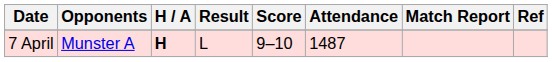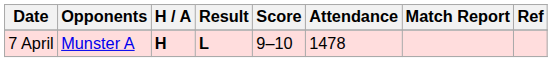(203, 43) normal -> (204, 43) bold
(327, 43) 1487 -> (327, 43) 1478
